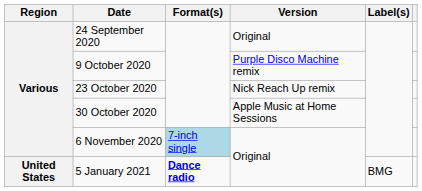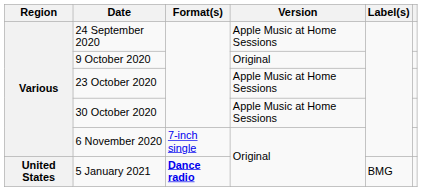(252, 36) Original -> (285, 36) Apple Music at Home Sessions
(286, 65) Purple Disco Machine remix -> (252, 59) Original
(284, 89) Nick Reach Up remix -> (285, 83) Apple Music at Home Sessions
(183, 142) lightblue background -> (183, 142) no background
